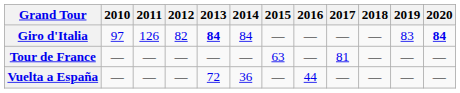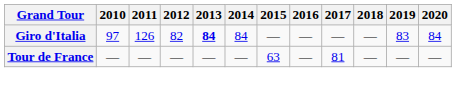(439, 35) bold -> (435, 35) normal
- row: (53, 77)
